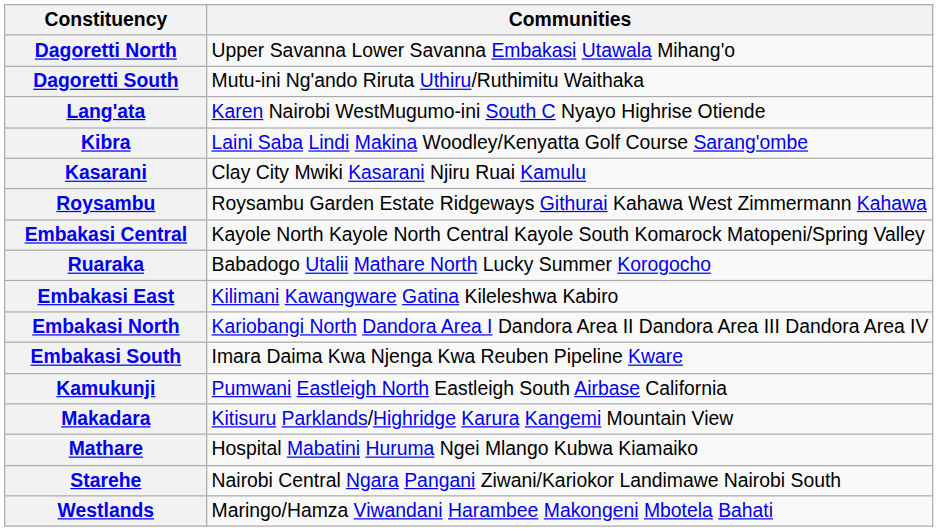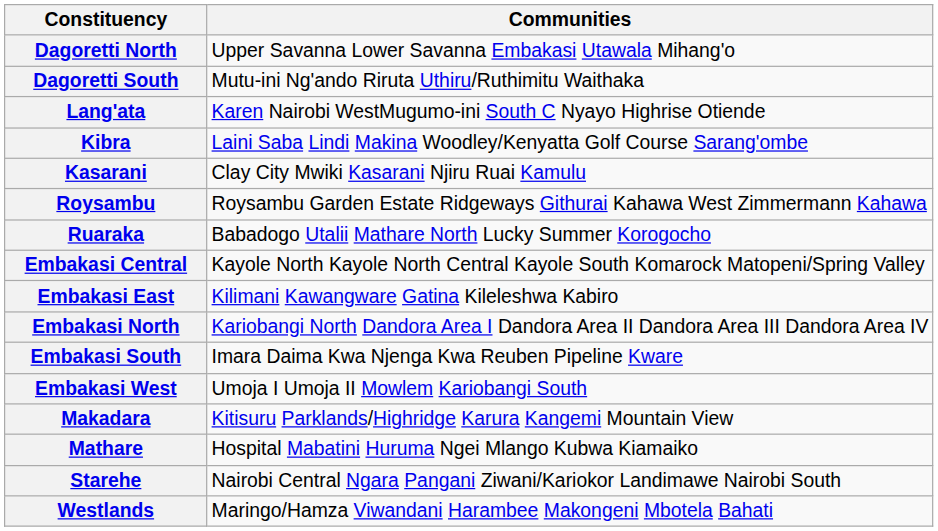rows swapped: (106, 265) <-> (106, 234)
+ row: (106, 388)
- row: (106, 388)
